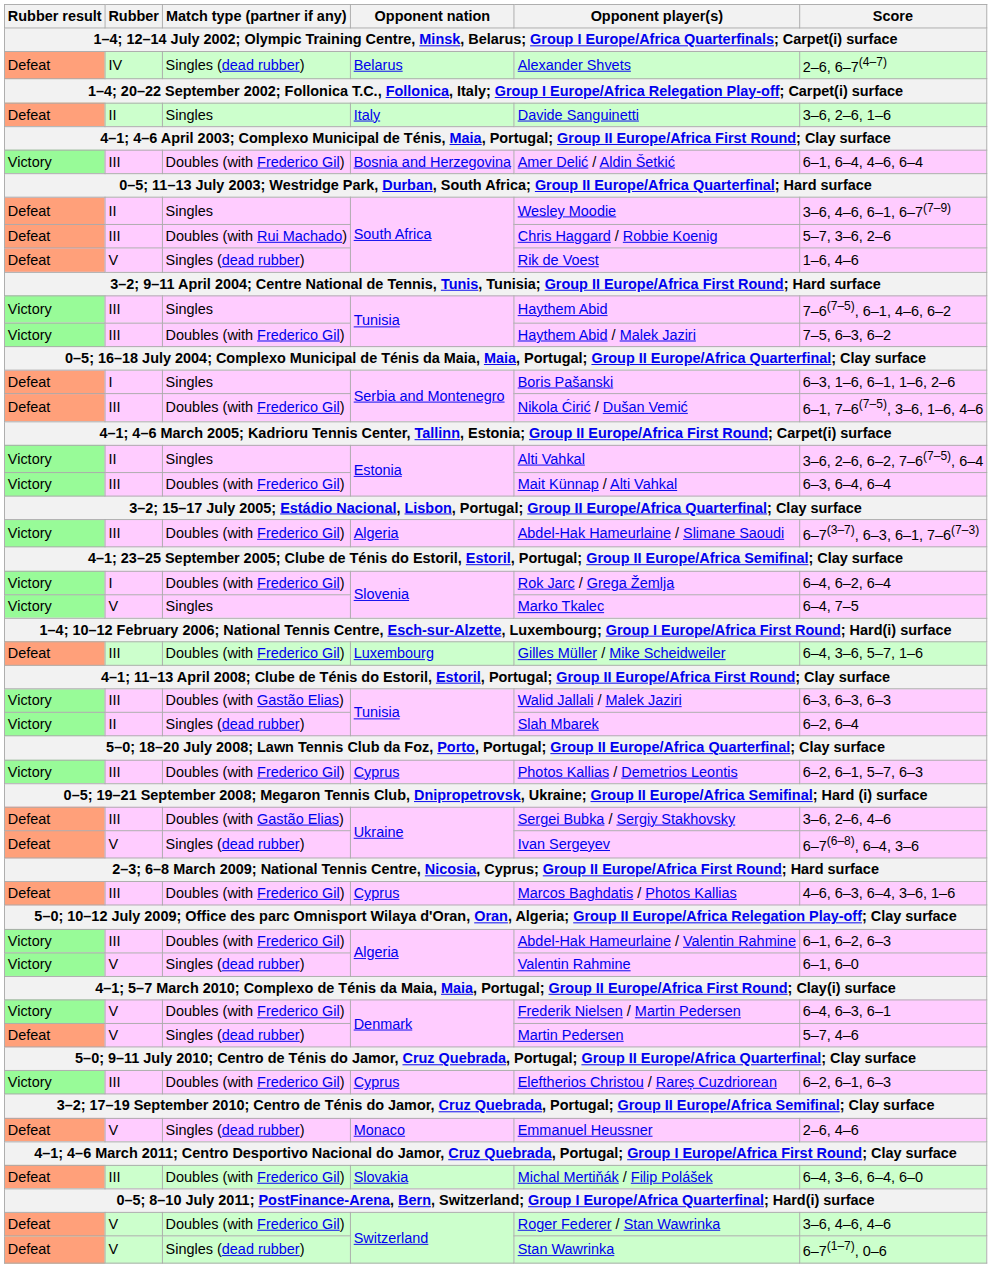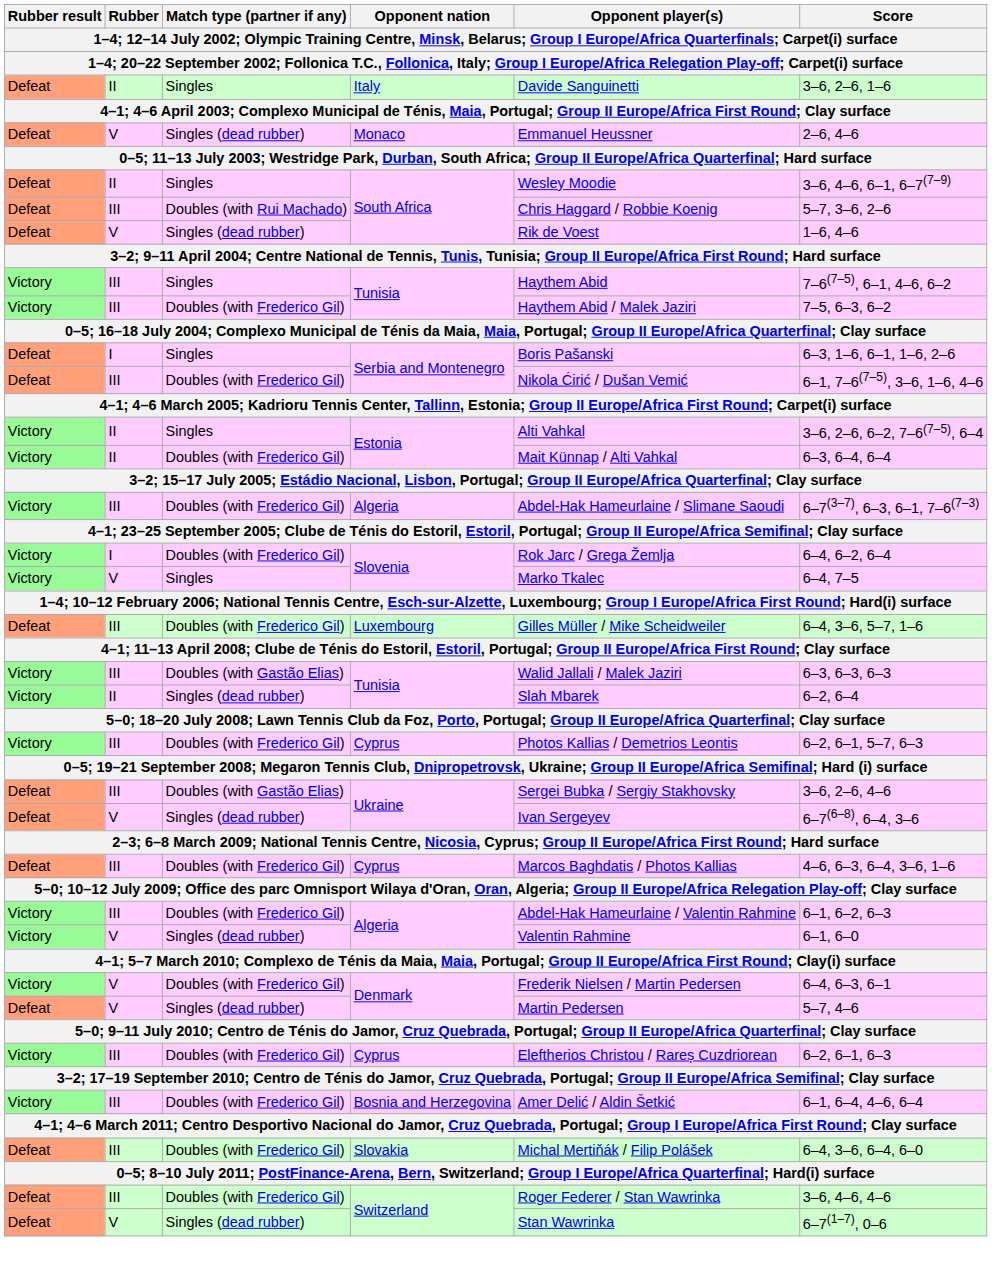- row: (235, 65)
rows swapped: (235, 1130) <-> (255, 162)
(114, 484) III -> (112, 457) II
(113, 1224) V -> (114, 1197) III
